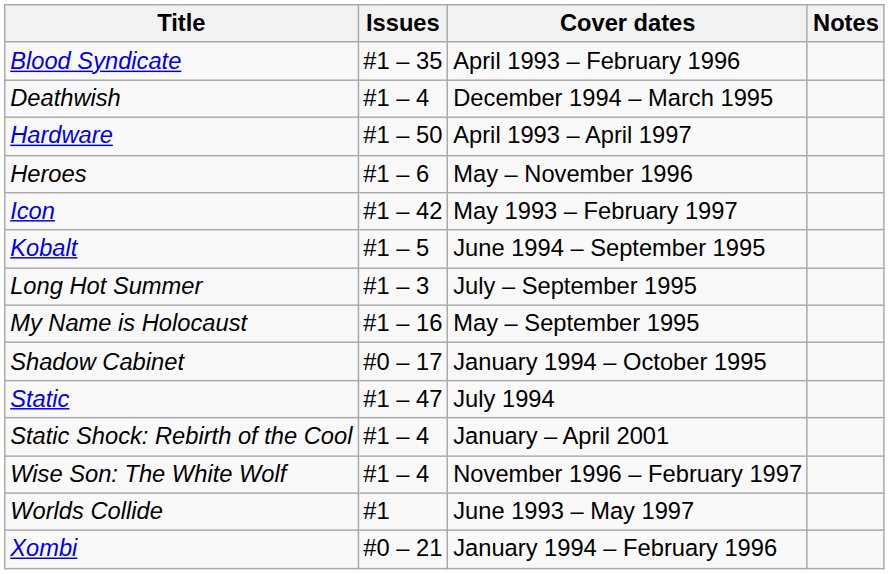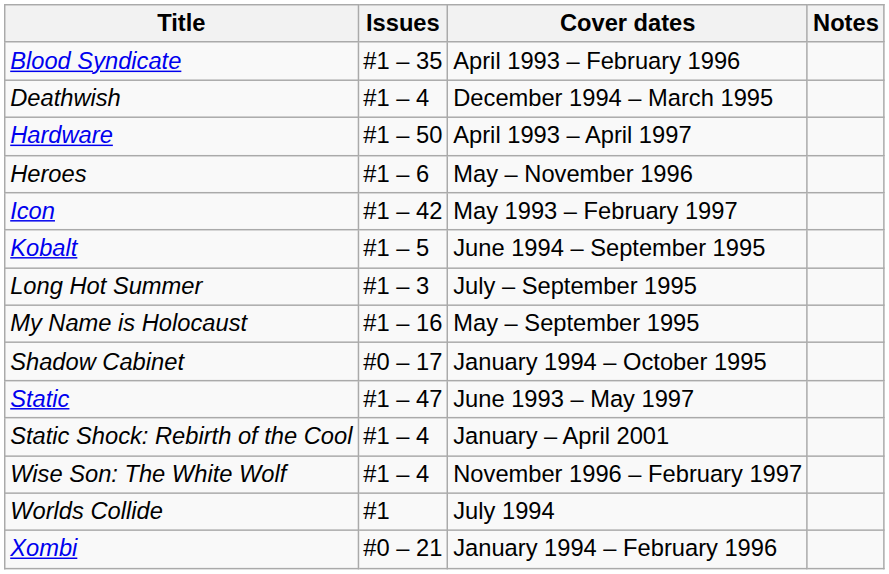(504, 398) July 1994 -> (574, 398) June 1993 – May 1997
(574, 511) June 1993 – May 1997 -> (504, 511) July 1994
